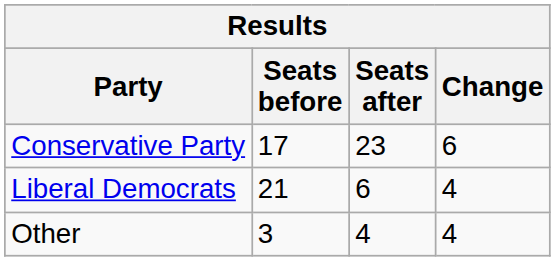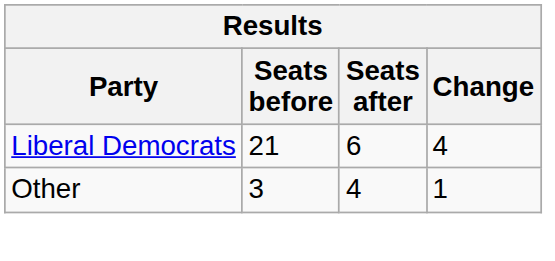- row: (128, 145)
(450, 233) 4 -> (440, 189) 1
